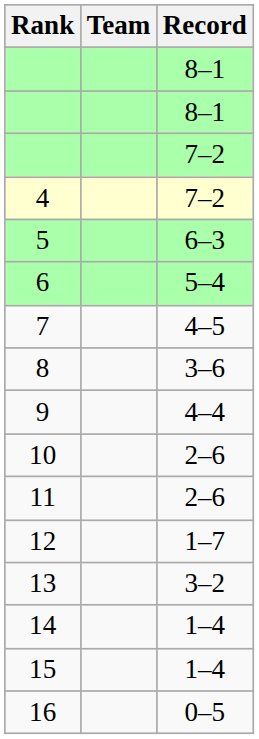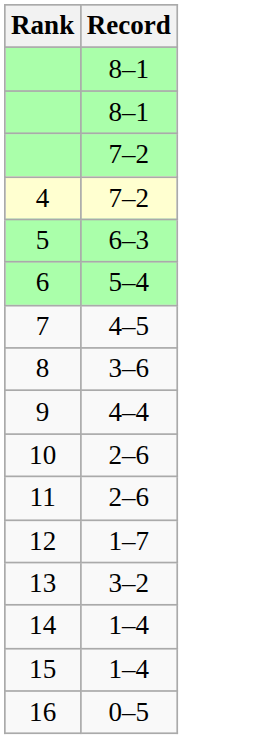- column: (118, 25)
